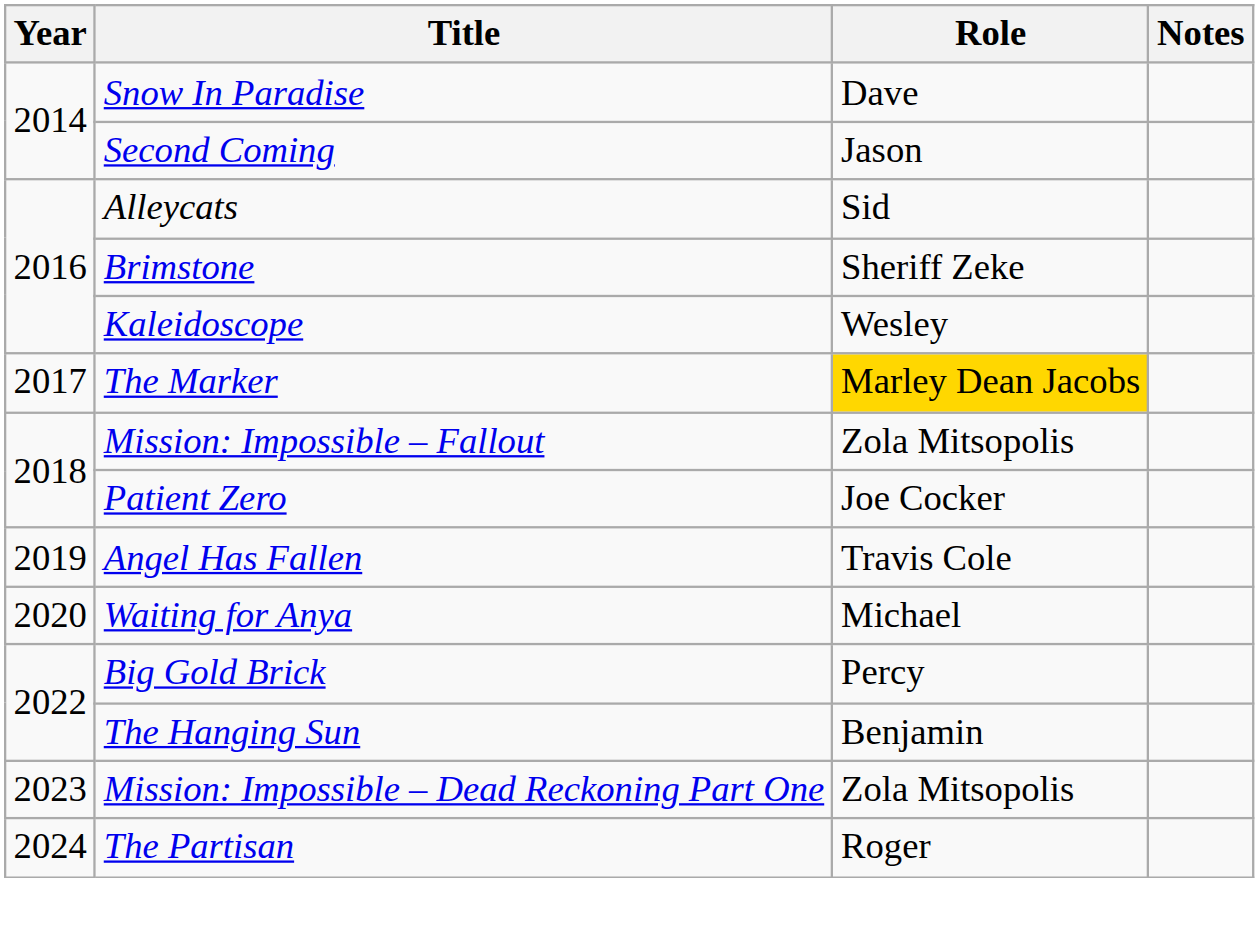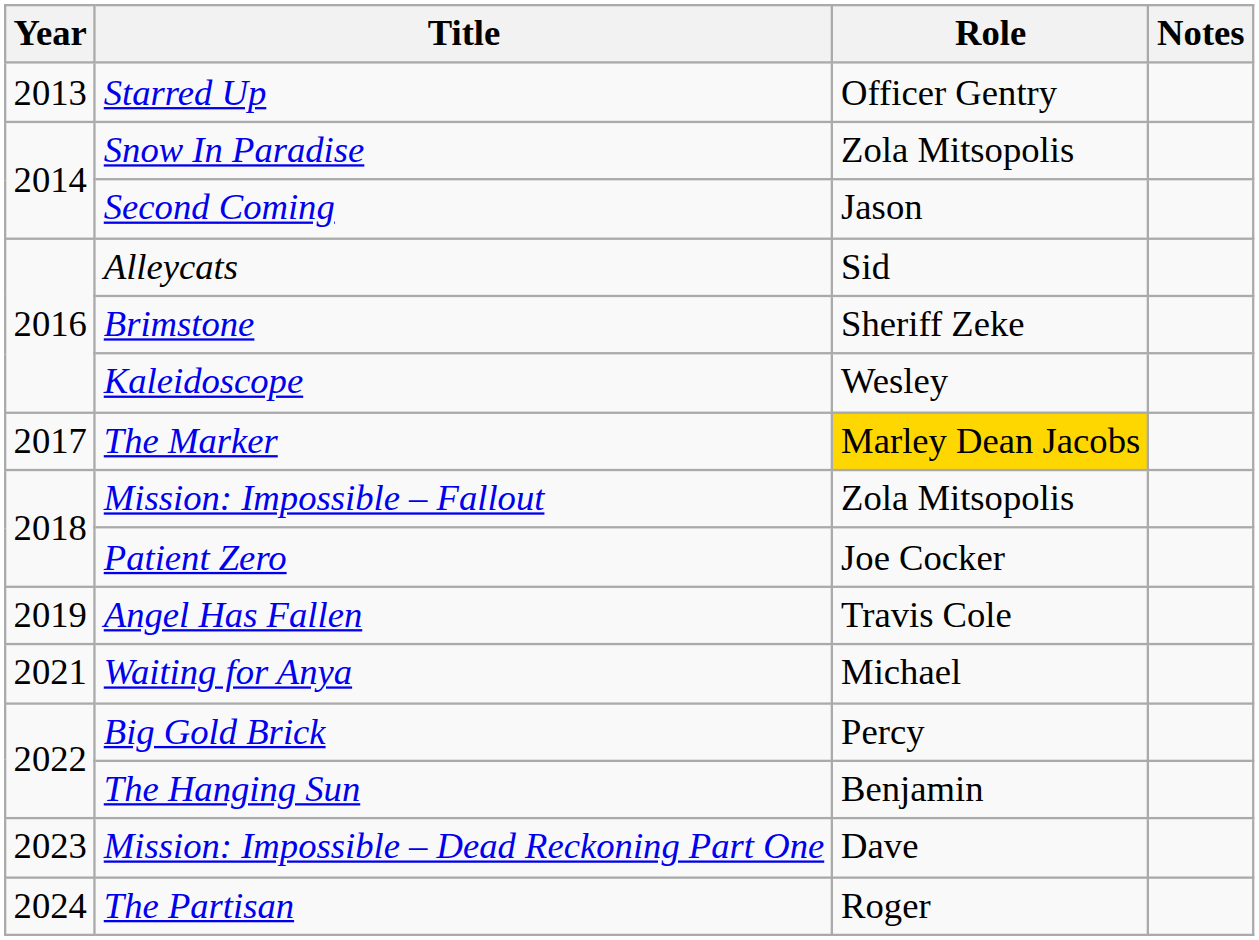+ row: (185, 91)
(880, 91) Dave -> (958, 149) Zola Mitsopolis
(50, 614) 2020 -> (50, 672) 2021
(958, 788) Zola Mitsopolis -> (880, 847) Dave
